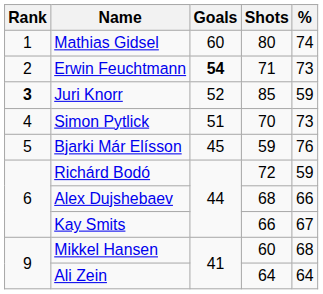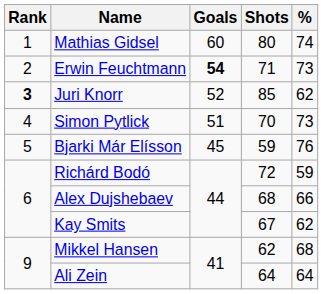(305, 95) 59 -> (305, 95) 62
(267, 224) 66 -> (267, 224) 67
(305, 224) 67 -> (305, 224) 62
(267, 250) 60 -> (267, 250) 62
